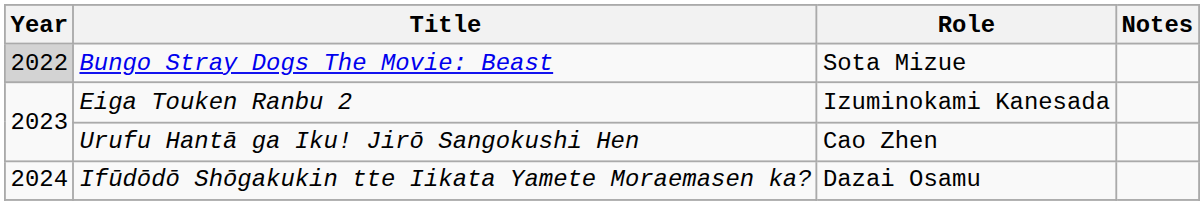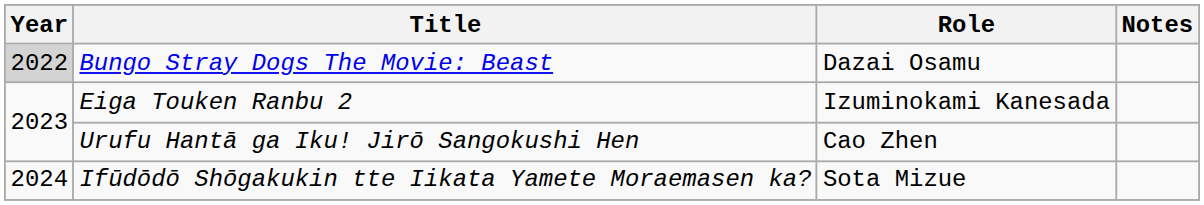(895, 63) Sota Mizue -> (902, 63) Dazai Osamu
(902, 180) Dazai Osamu -> (895, 180) Sota Mizue
